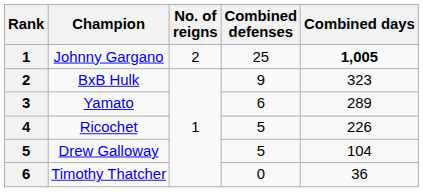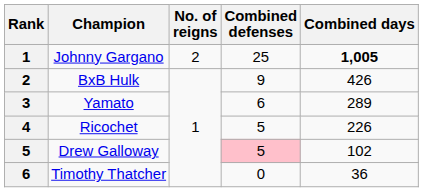(359, 80) 323 -> (359, 80) 426
(261, 151) no background -> (261, 151) pink background
(359, 151) 104 -> (359, 151) 102
